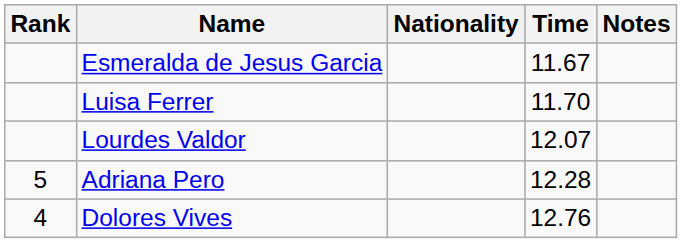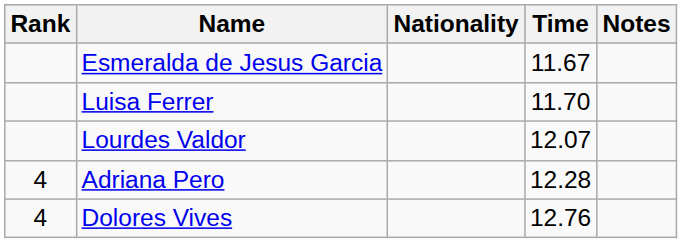(40, 179) 5 -> (40, 179) 4
